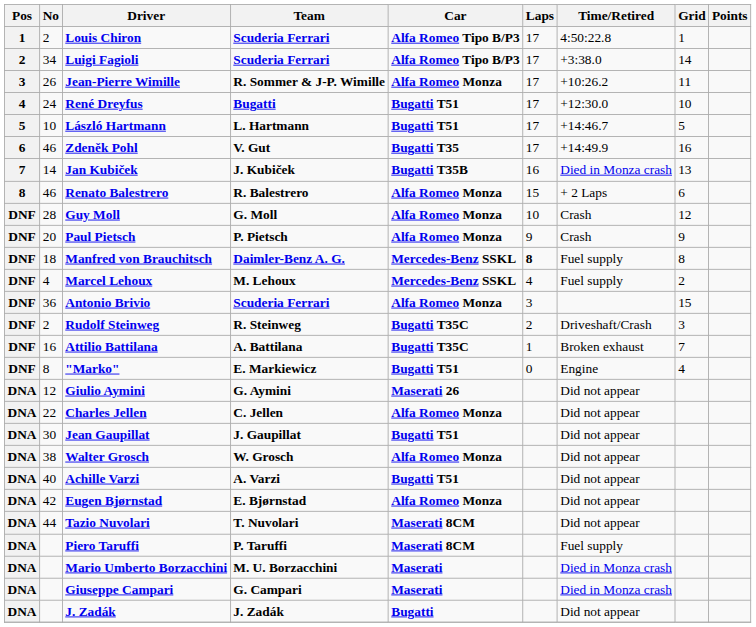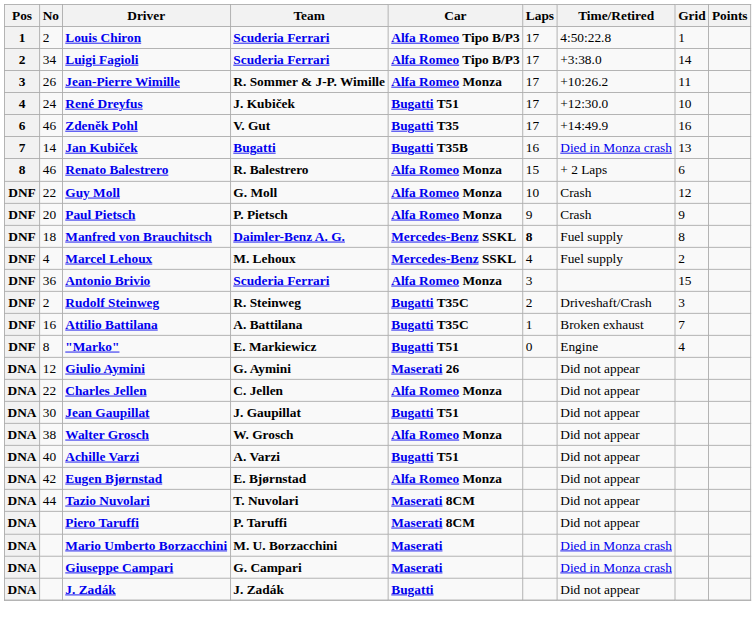(254, 103) Bugatti -> (264, 103) J. Kubiček
- row: (116, 125)
(264, 170) J. Kubiček -> (254, 148) Bugatti
(49, 214) 28 -> (49, 192) 22
(592, 545) Fuel supply -> (600, 522) Did not appear
